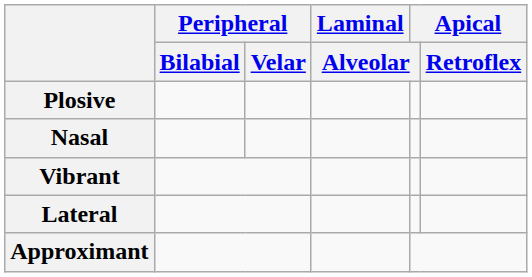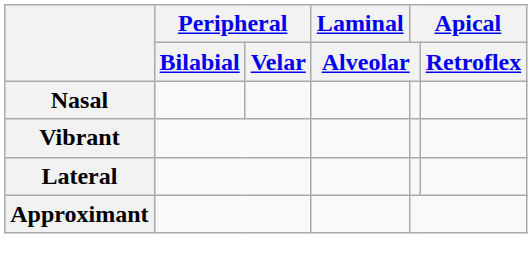- row: (79, 99)
